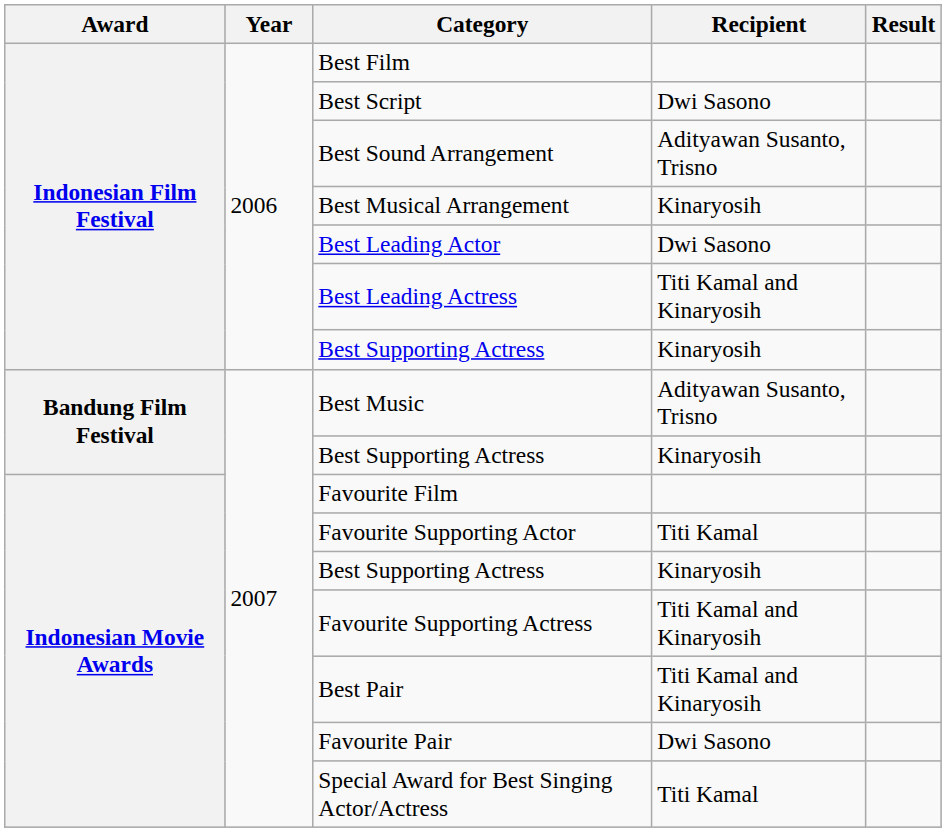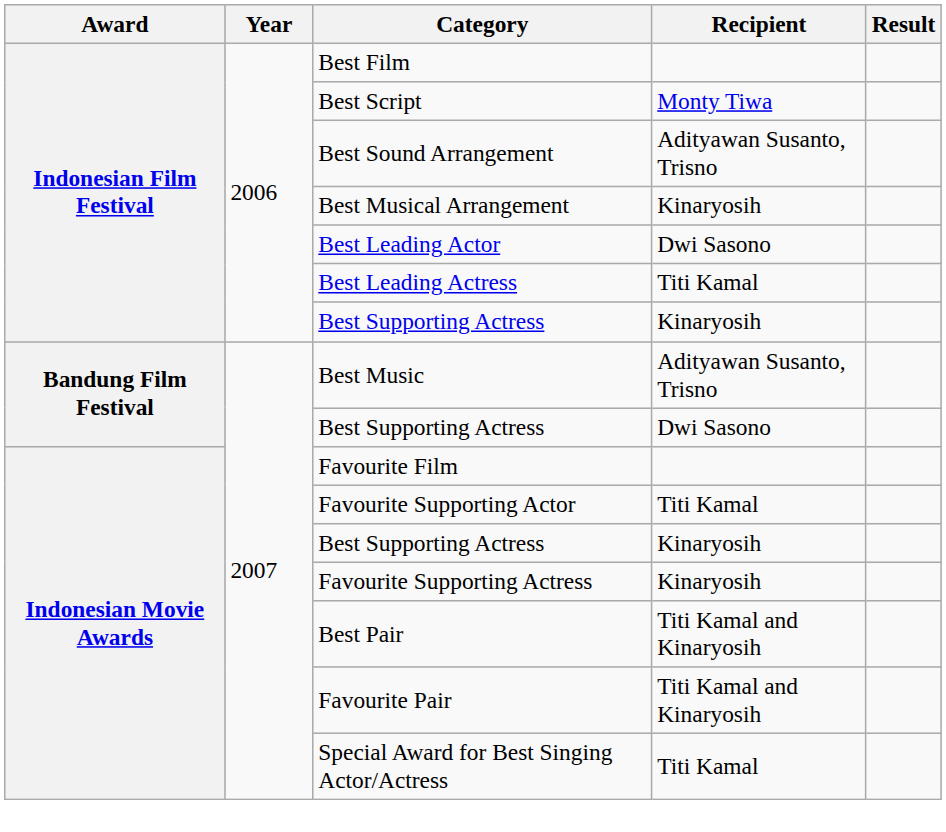(714, 101) Dwi Sasono -> (715, 101) Monty Tiwa
(728, 297) Titi Kamal and Kinaryosih -> (708, 283) Titi Kamal
(709, 454) Kinaryosih -> (714, 426) Dwi Sasono
(728, 622) Titi Kamal and Kinaryosih -> (709, 581) Kinaryosih
(714, 741) Dwi Sasono -> (728, 699) Titi Kamal and Kinaryosih
